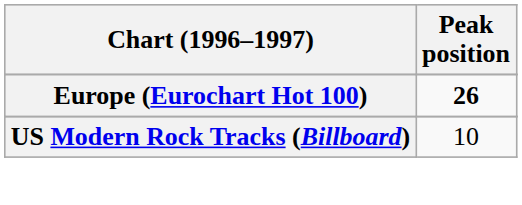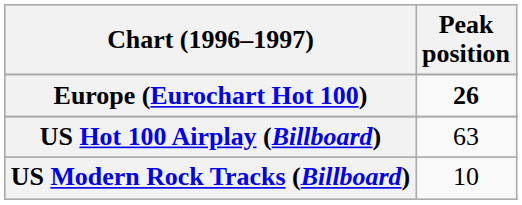+ row: (210, 136)
